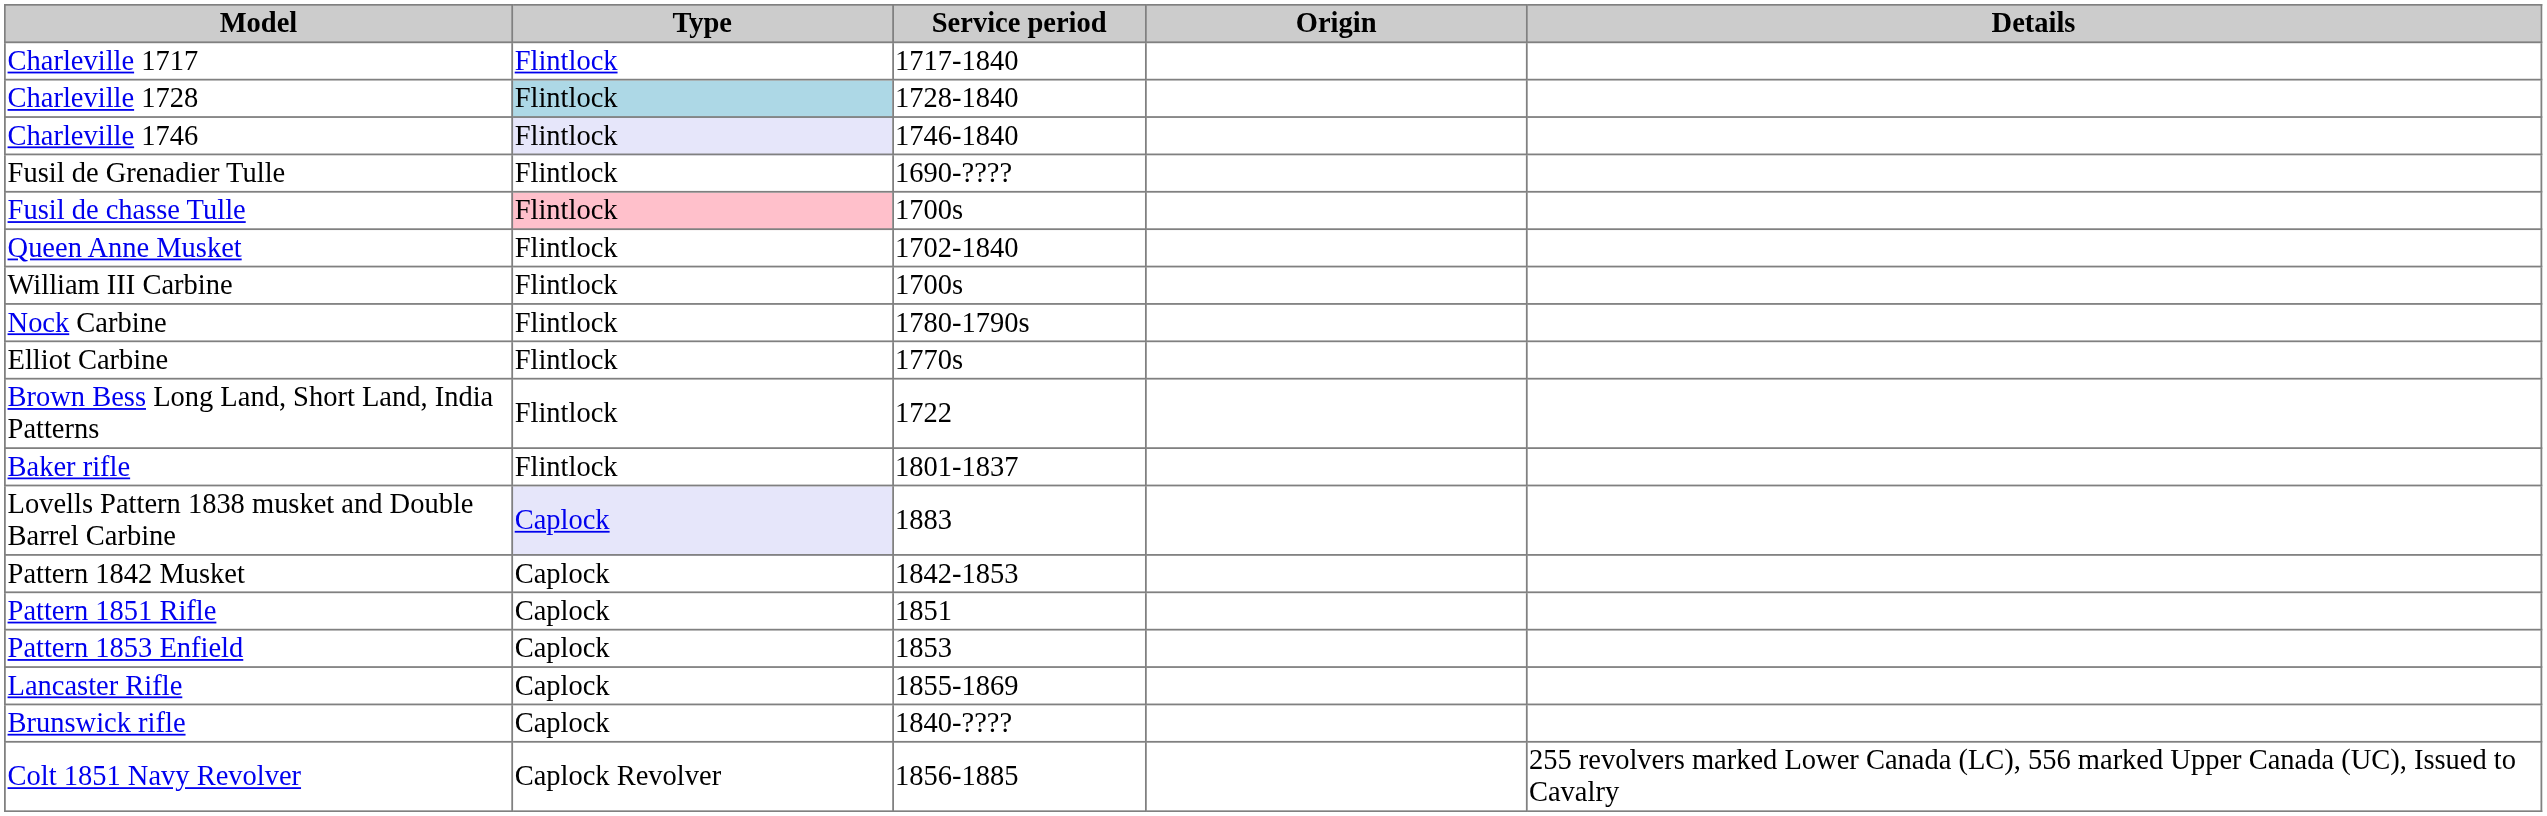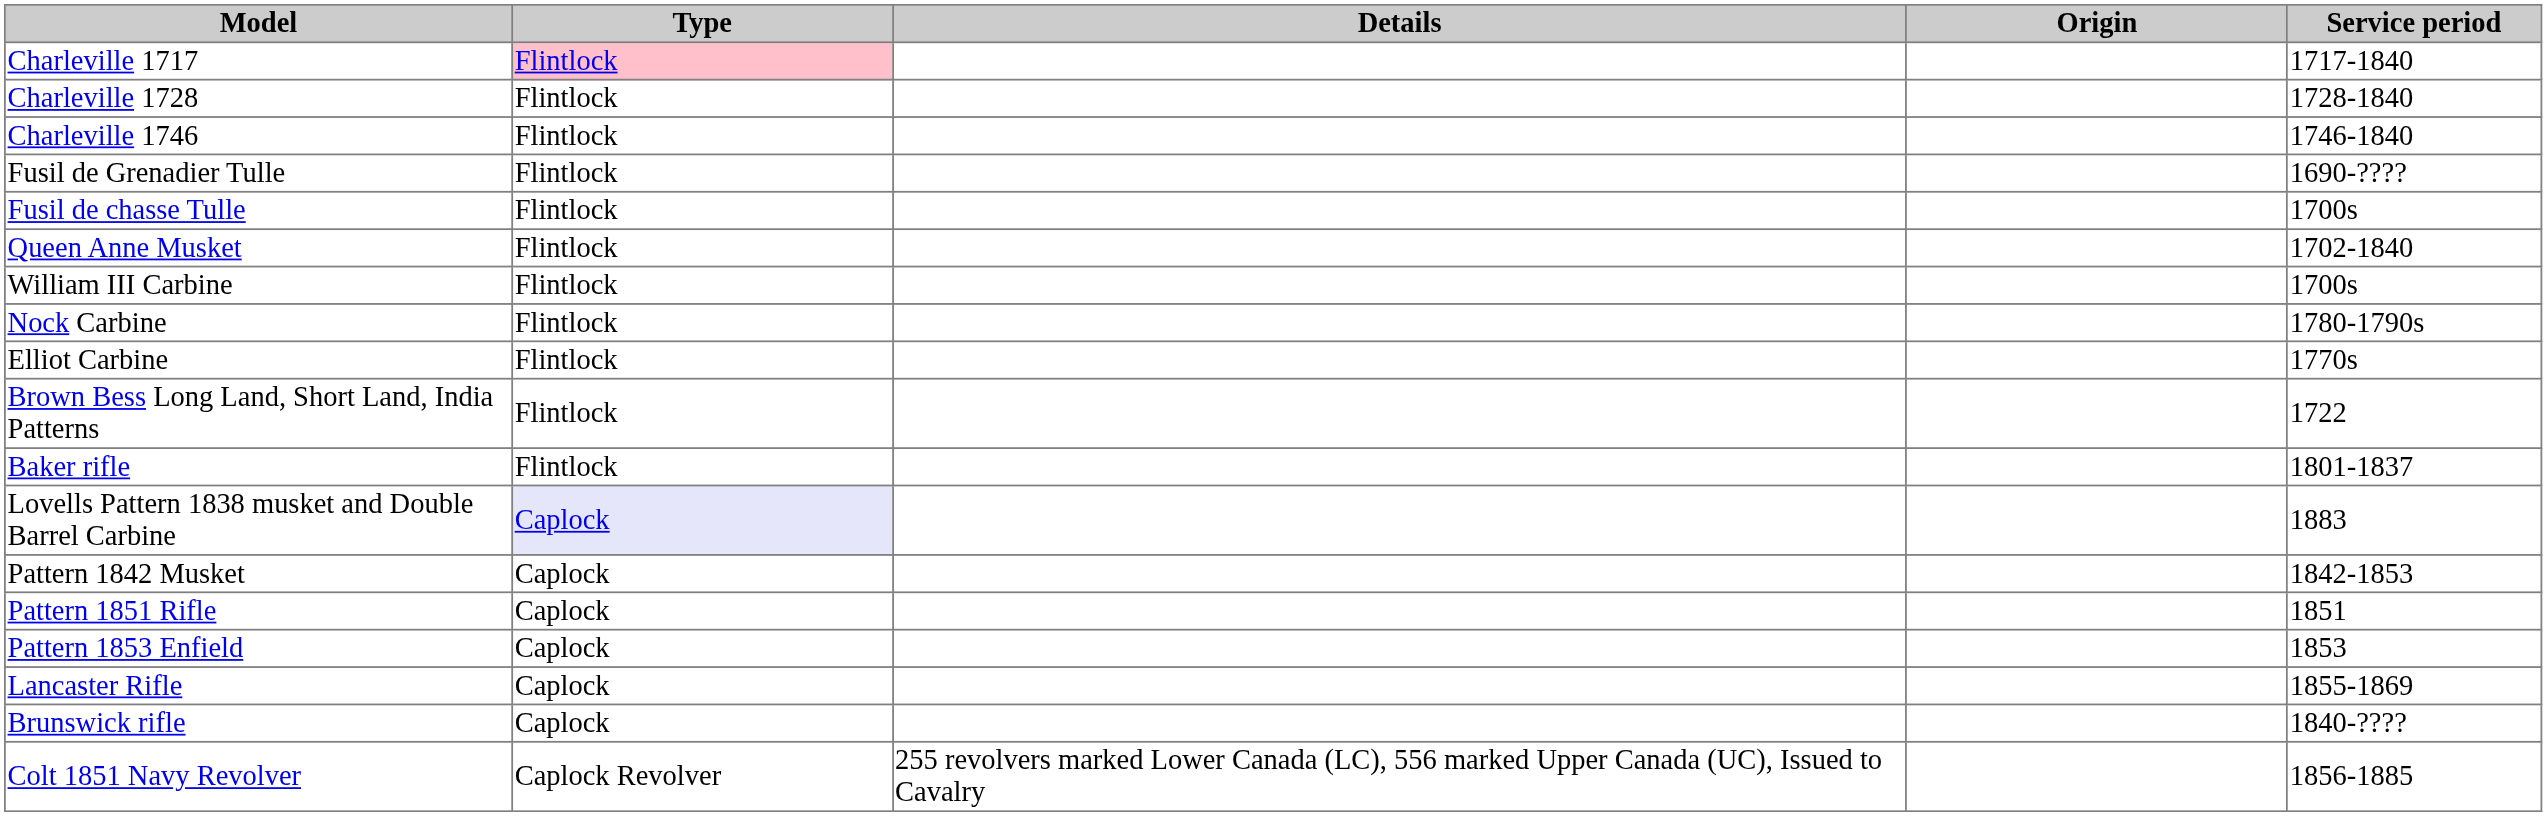columns swapped: (1019, 23) <-> (2033, 23)
(566, 60) no background -> (566, 60) pink background
(566, 97) lightblue background -> (566, 97) no background
(566, 135) lavender background -> (566, 135) no background
(566, 210) pink background -> (566, 210) no background
